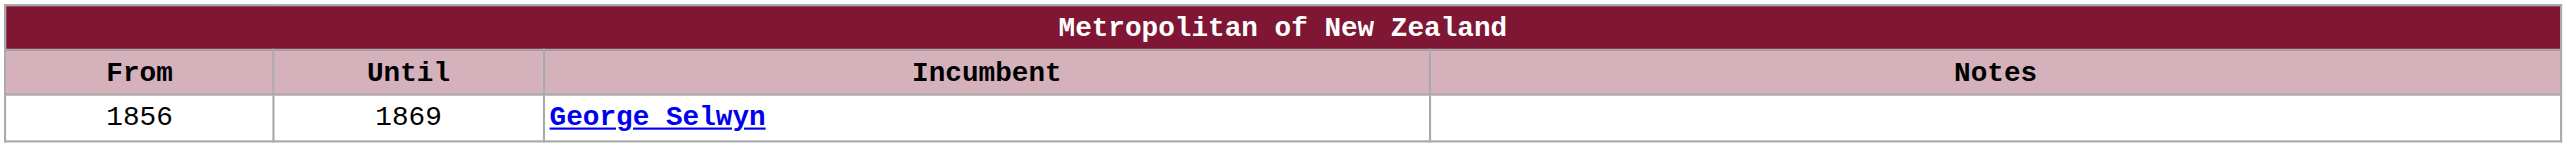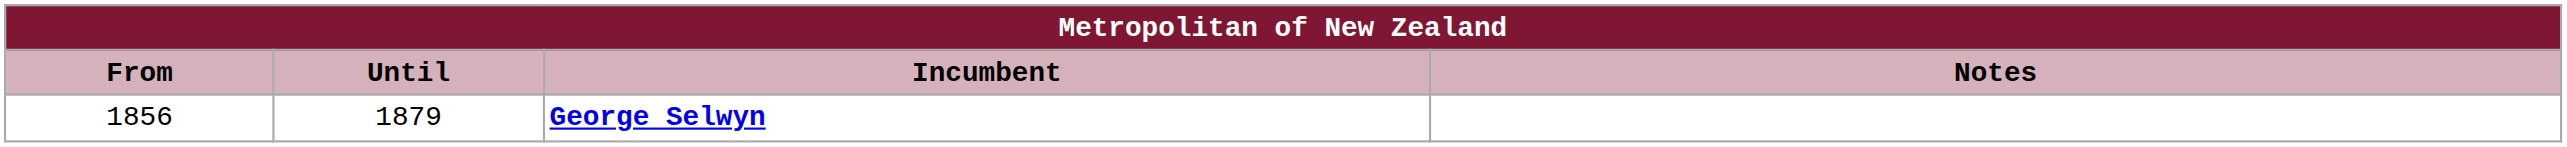(409, 118) 1869 -> (409, 118) 1879
